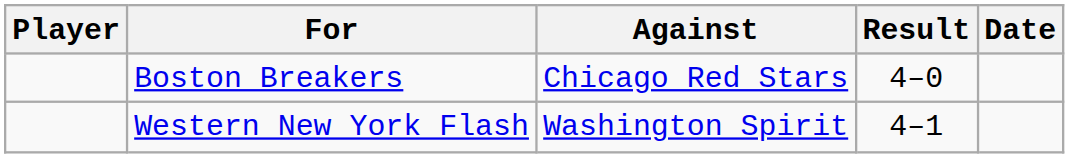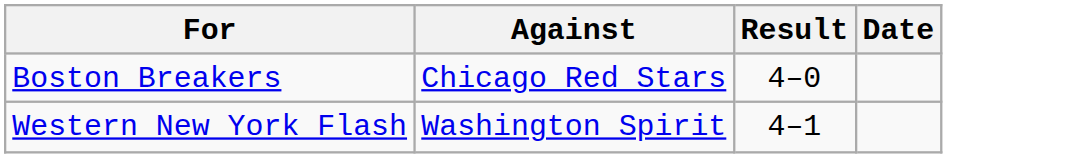- column: (66, 30)
